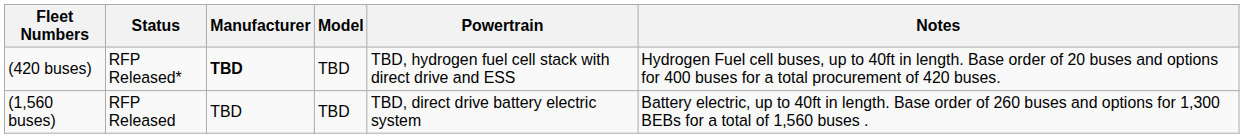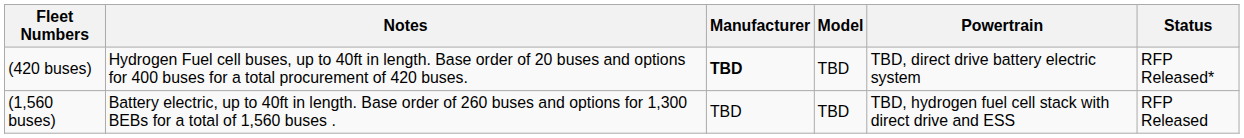columns swapped: (156, 25) <-> (938, 25)
(490, 68) TBD, hydrogen fuel cell stack with direct drive and ESS -> (983, 68) TBD, direct drive battery electric system
(484, 111) TBD, direct drive battery electric system -> (990, 111) TBD, hydrogen fuel cell stack with direct drive and ESS
